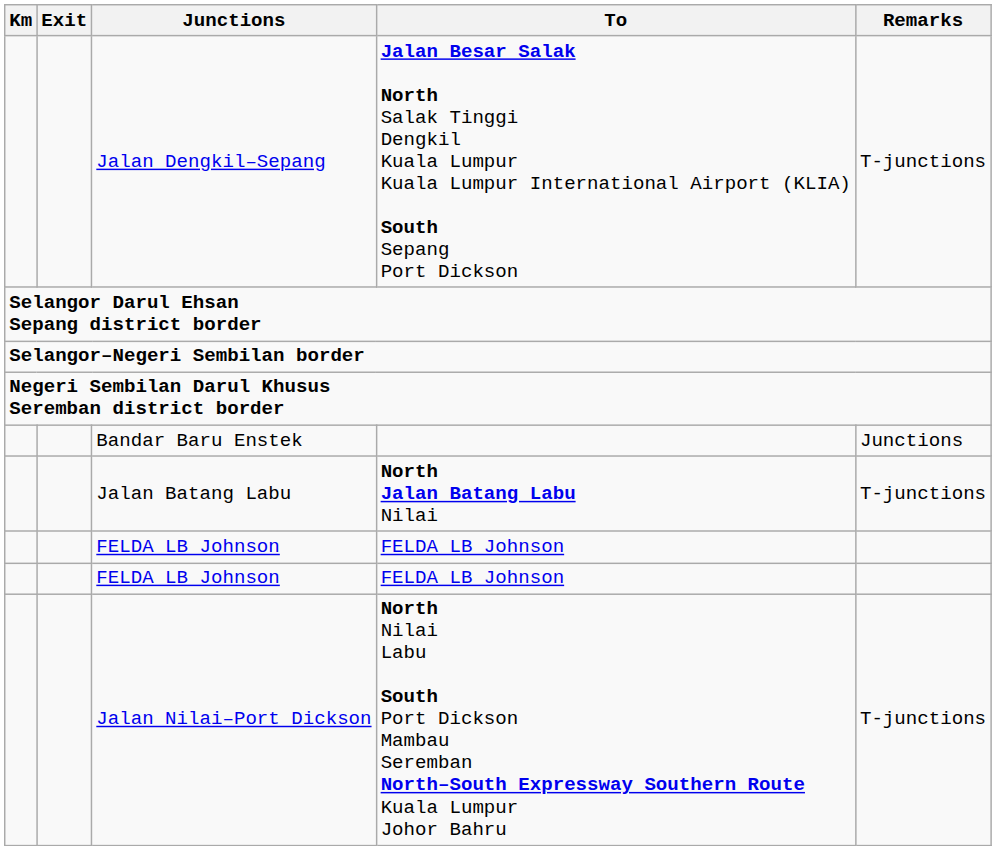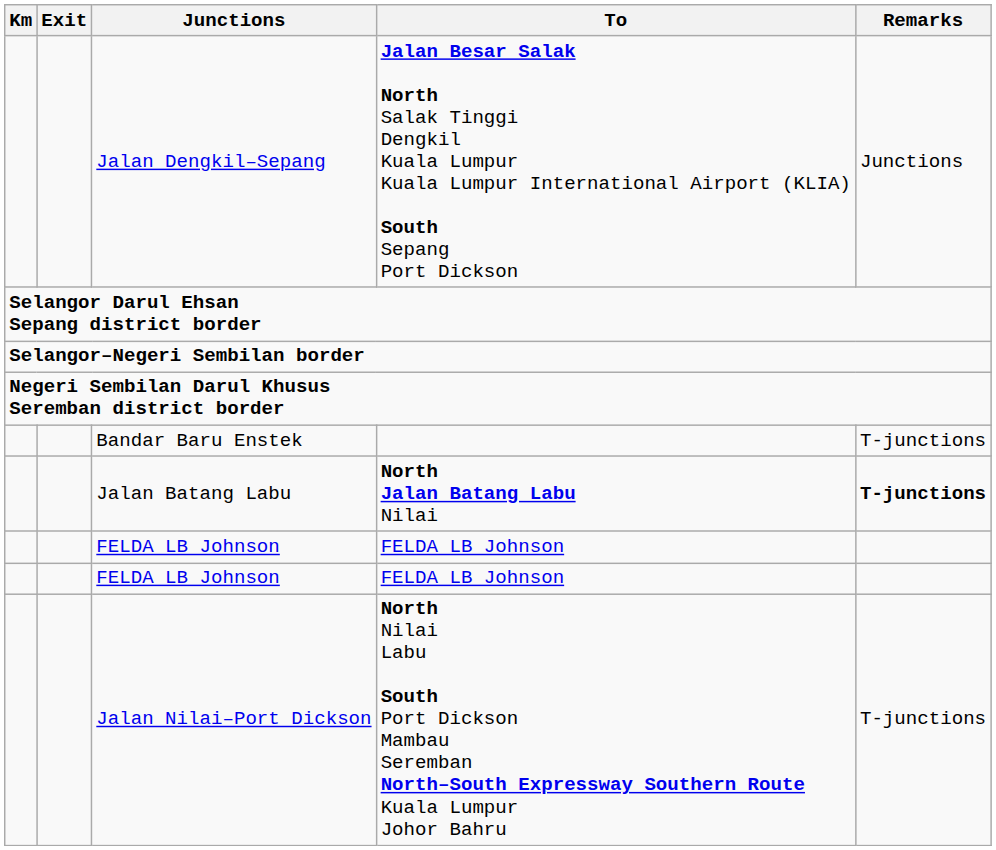(923, 162) T-junctions -> (912, 162) Junctions
(912, 441) Junctions -> (923, 441) T-junctions
(923, 494) normal -> (923, 494) bold
